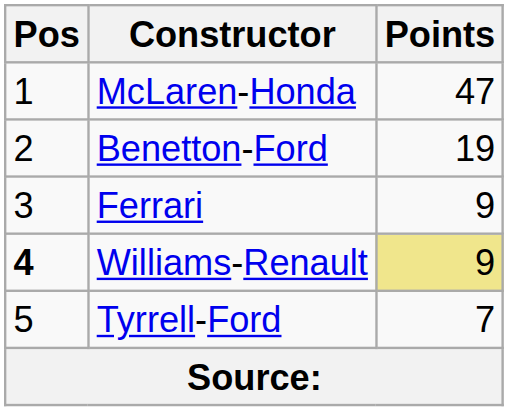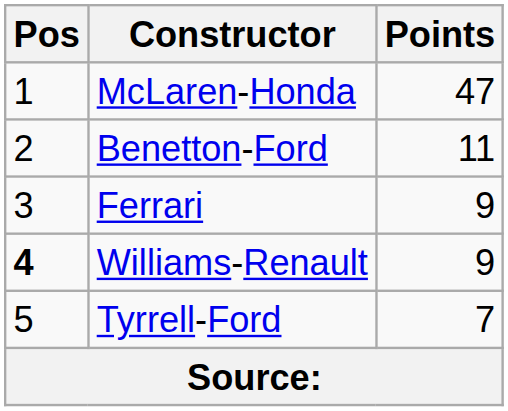(475, 149) 19 -> (476, 149) 11
(485, 263) khaki background -> (485, 263) no background
